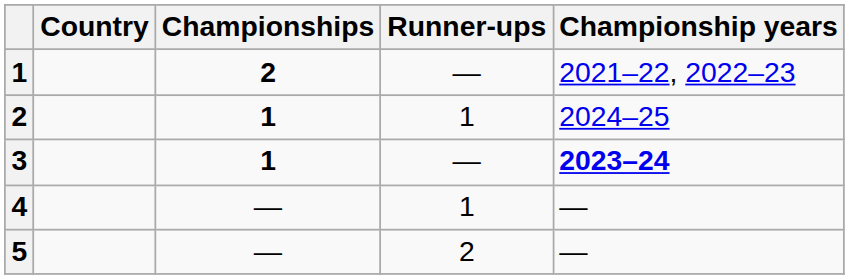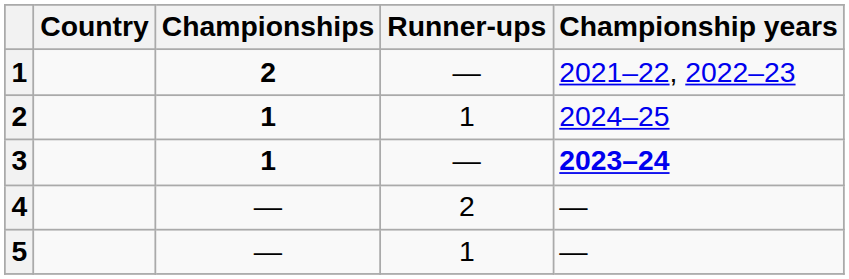(467, 206) 1 -> (467, 206) 2
(467, 251) 2 -> (467, 251) 1
